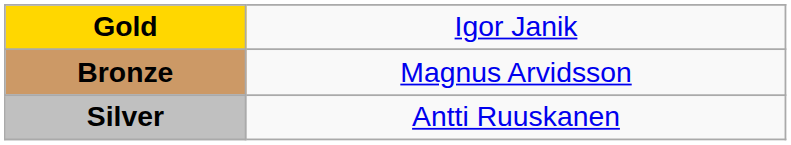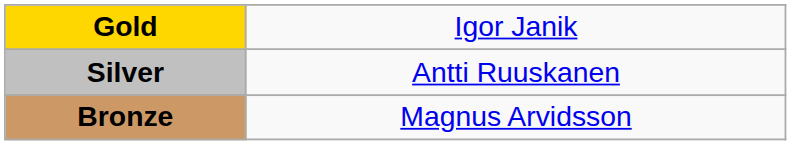rows swapped: (125, 116) <-> (125, 71)
